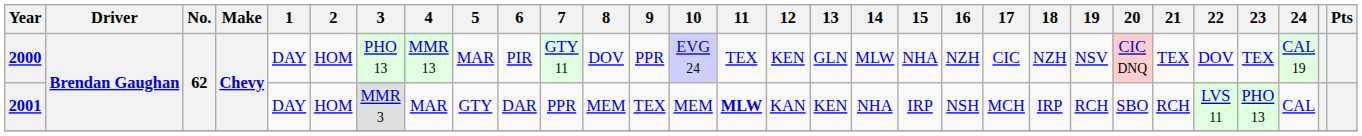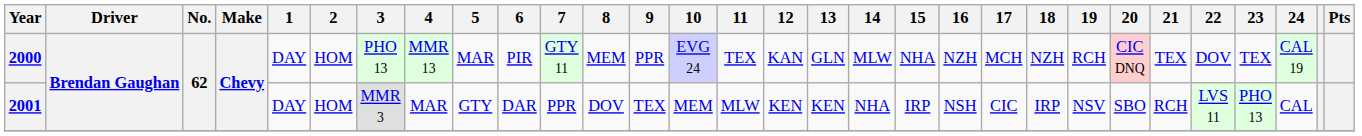(606, 57) DOV -> (606, 57) MEM
(788, 57) KEN -> (785, 57) KAN
(1006, 57) CIC -> (1004, 57) MCH
(1091, 57) NSV -> (1089, 57) RCH
(606, 106) MEM -> (606, 106) DOV
(741, 106) bold -> (740, 106) normal
(788, 106) KAN -> (785, 106) KEN
(1006, 106) MCH -> (1004, 106) CIC
(1091, 106) RCH -> (1089, 106) NSV
